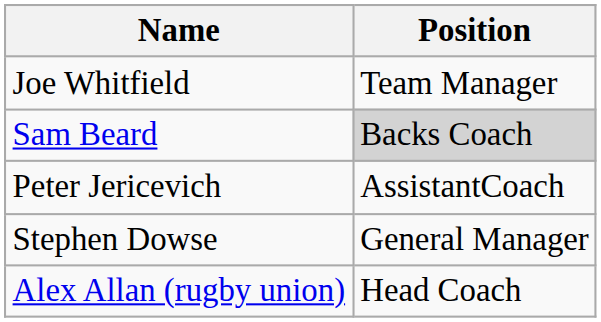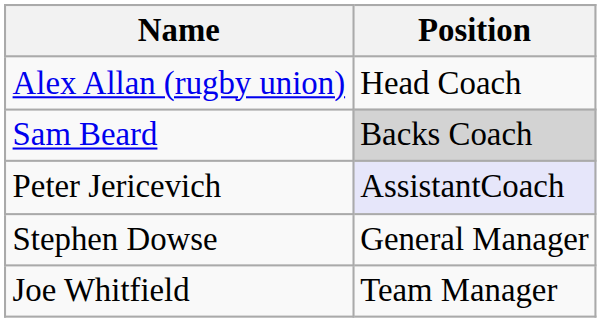rows swapped: (179, 290) <-> (101, 82)
(462, 186) no background -> (462, 186) lavender background
